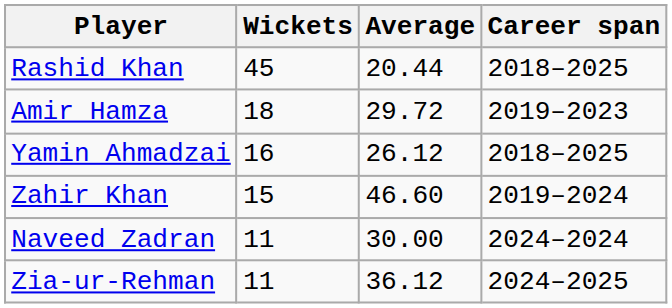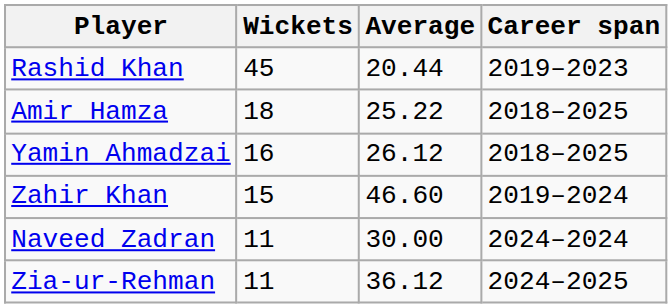(558, 69) 2018–2025 -> (558, 69) 2019–2023
(405, 111) 29.72 -> (405, 111) 25.22
(558, 111) 2019–2023 -> (558, 111) 2018–2025
